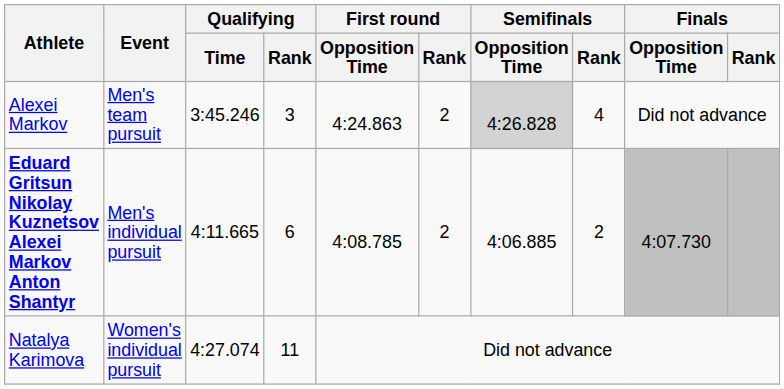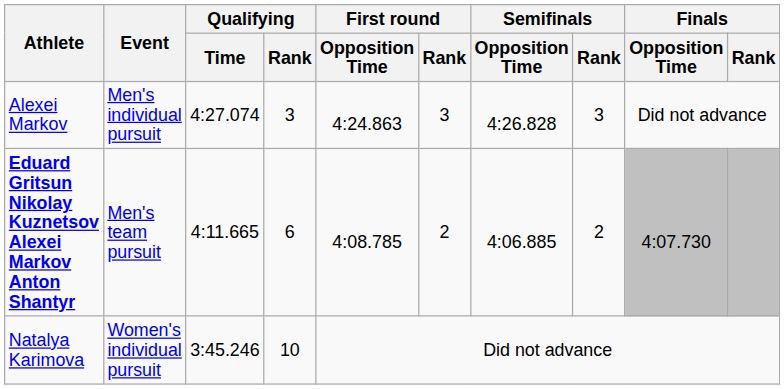(134, 115) Men's team pursuit -> (145, 115) Men's individual pursuit
(225, 115) 3:45.246 -> (225, 115) 4:27.074
(444, 115) 2 -> (444, 115) 3
(522, 125) lightgrey background -> (522, 125) no background
(599, 115) 4 -> (599, 115) 3
(145, 233) Men's individual pursuit -> (134, 233) Men's team pursuit
(225, 350) 4:27.074 -> (225, 350) 3:45.246
(290, 350) 11 -> (290, 350) 10
